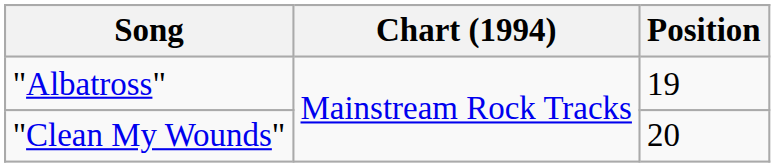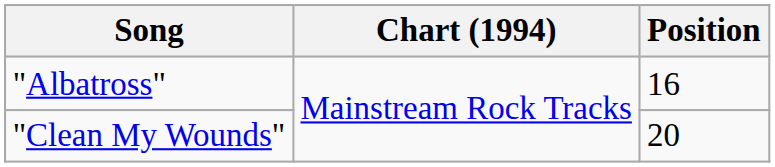(664, 82) 19 -> (664, 82) 16
